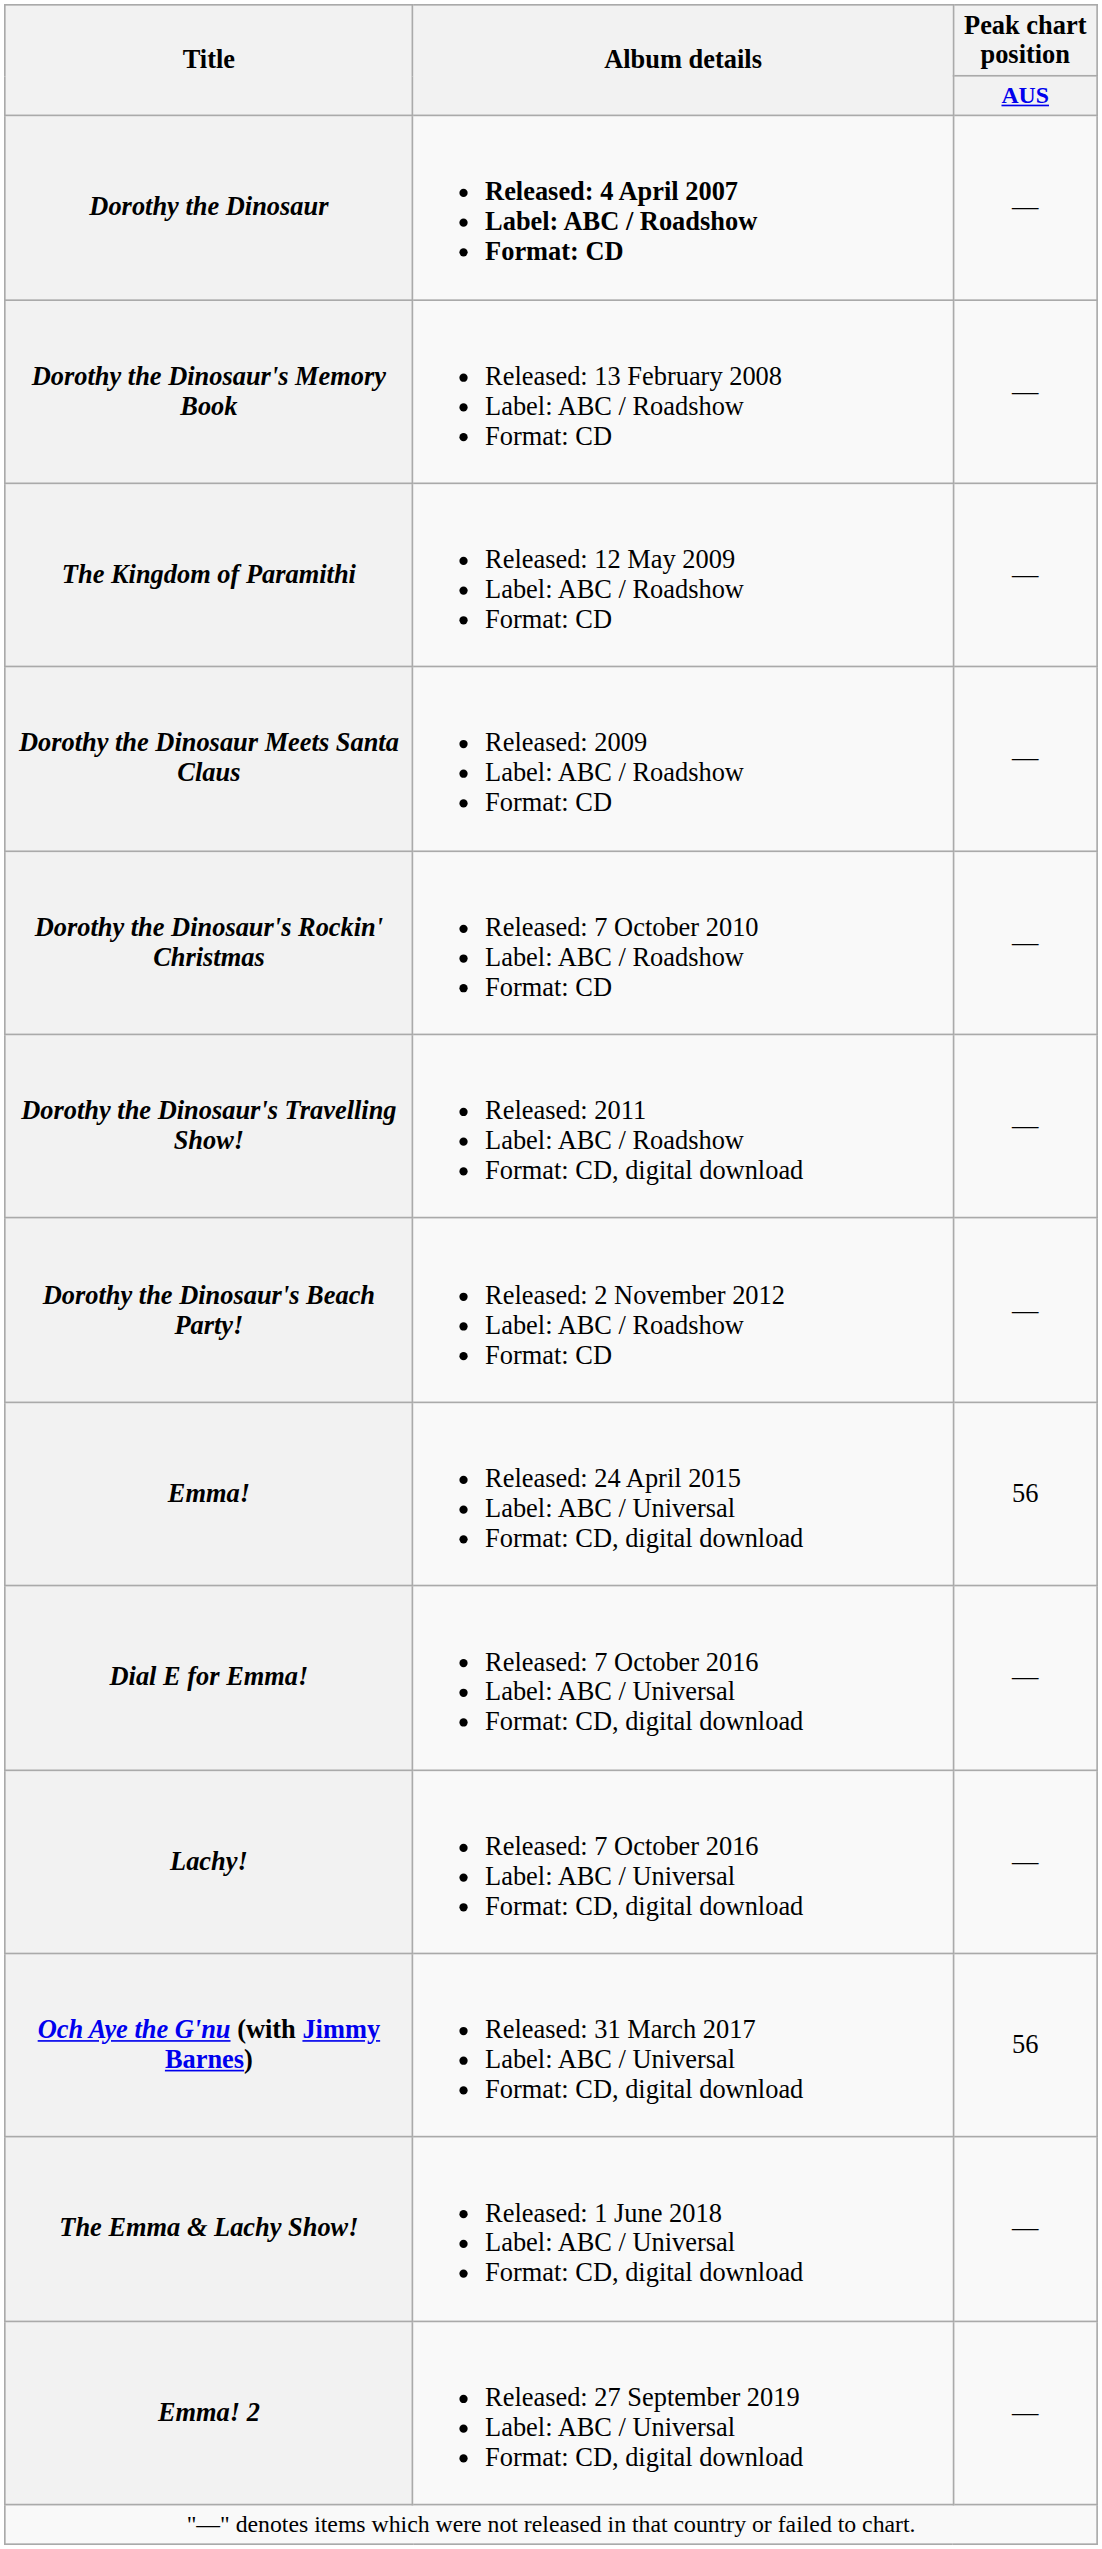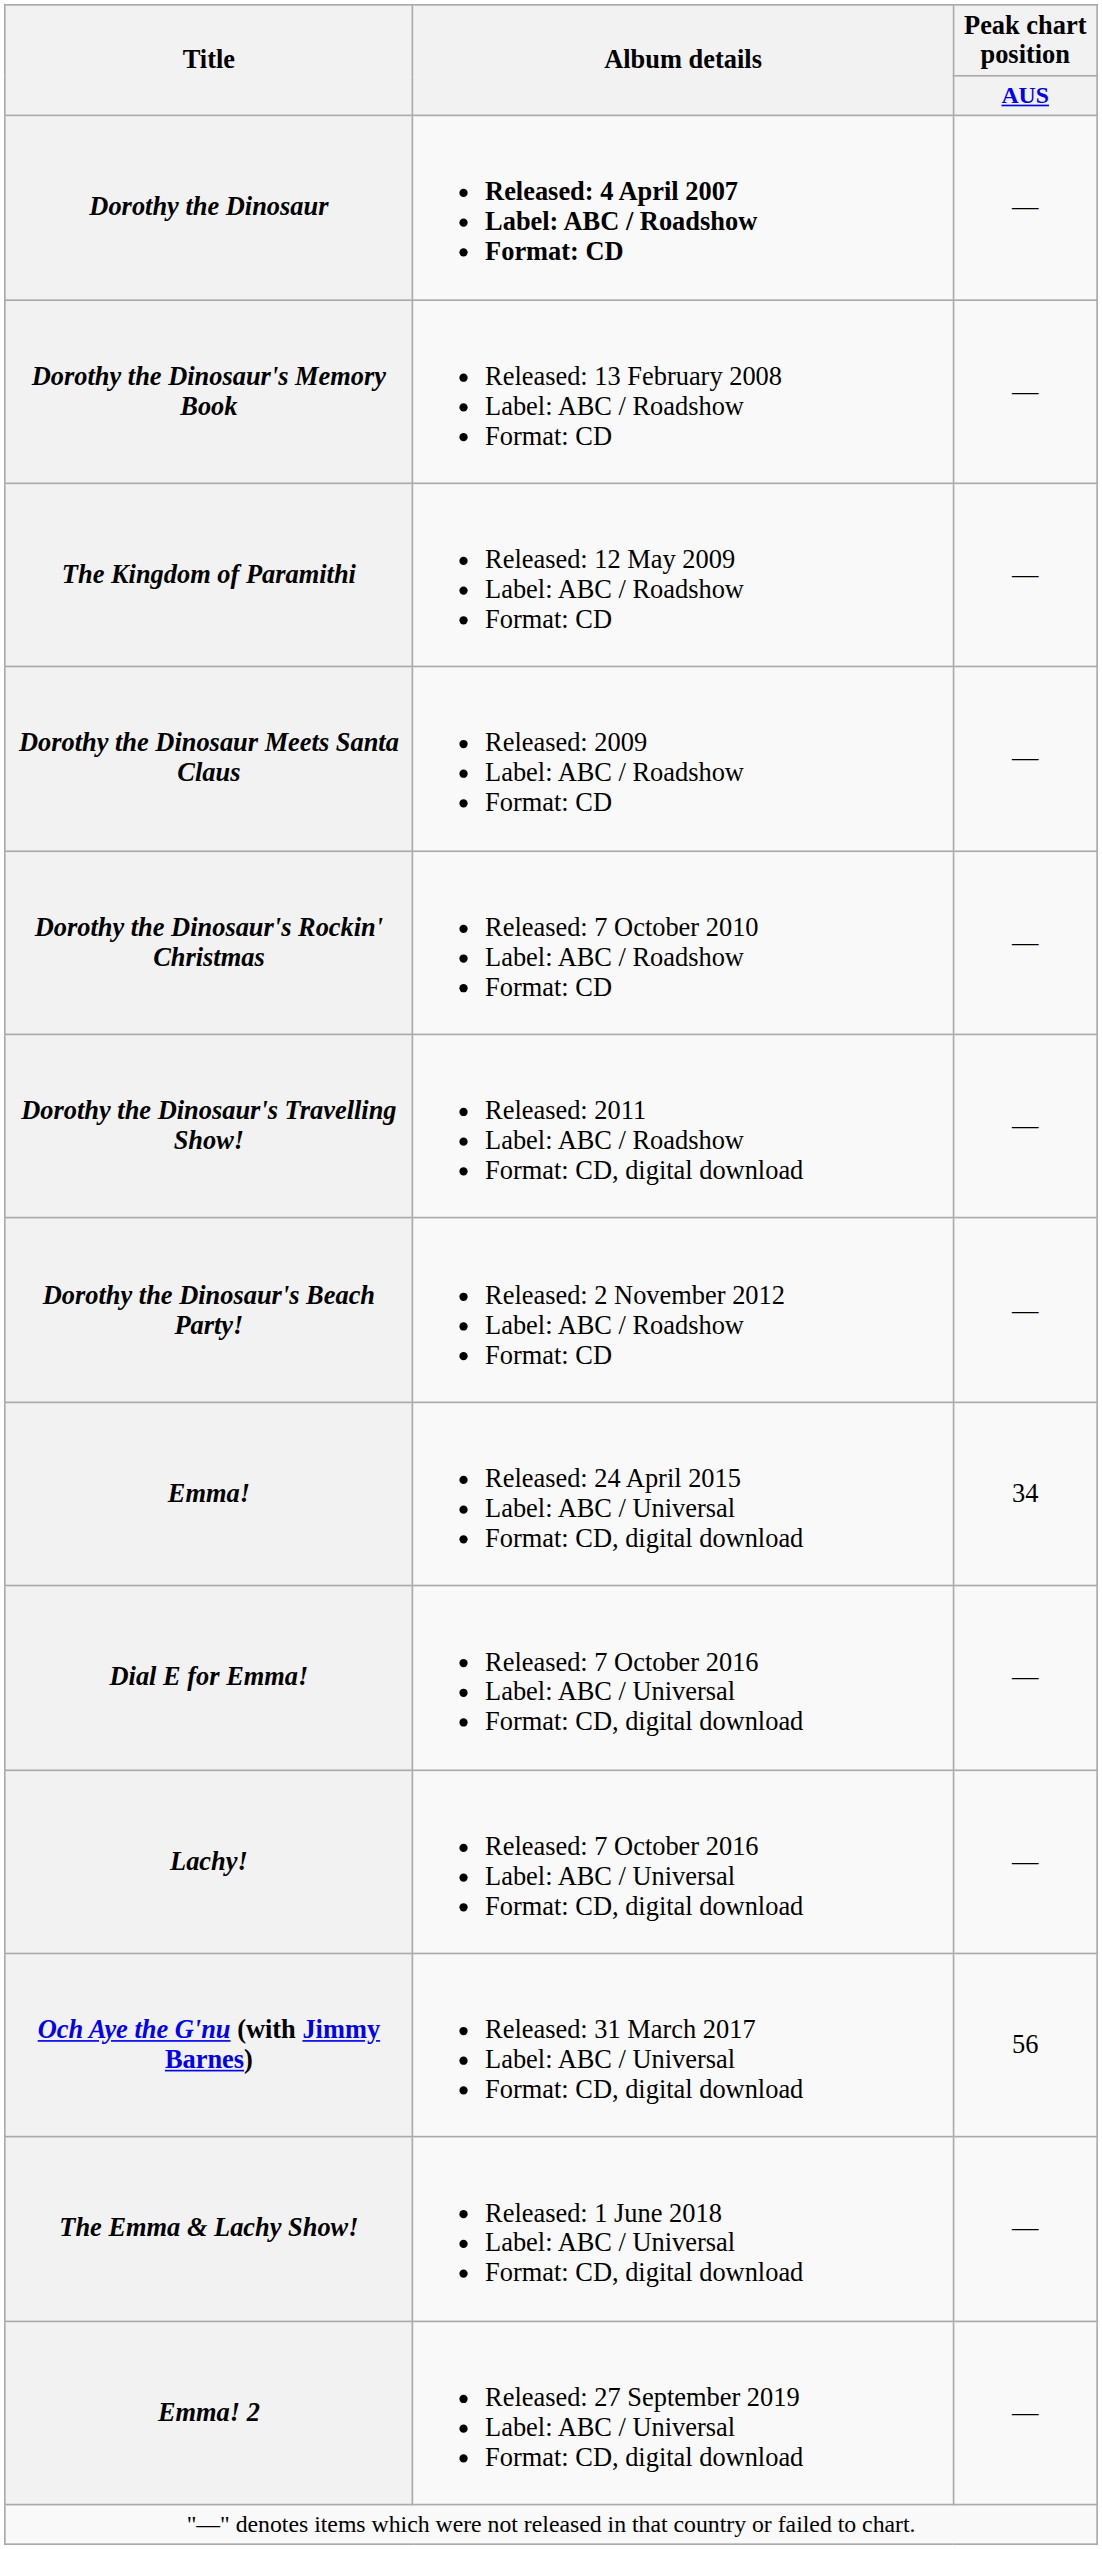(1025, 1493) 56 -> (1025, 1493) 34
